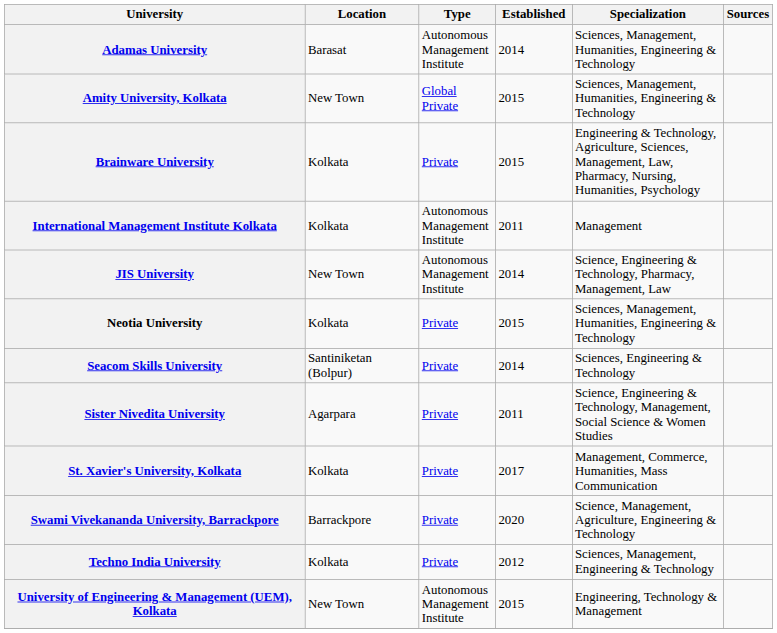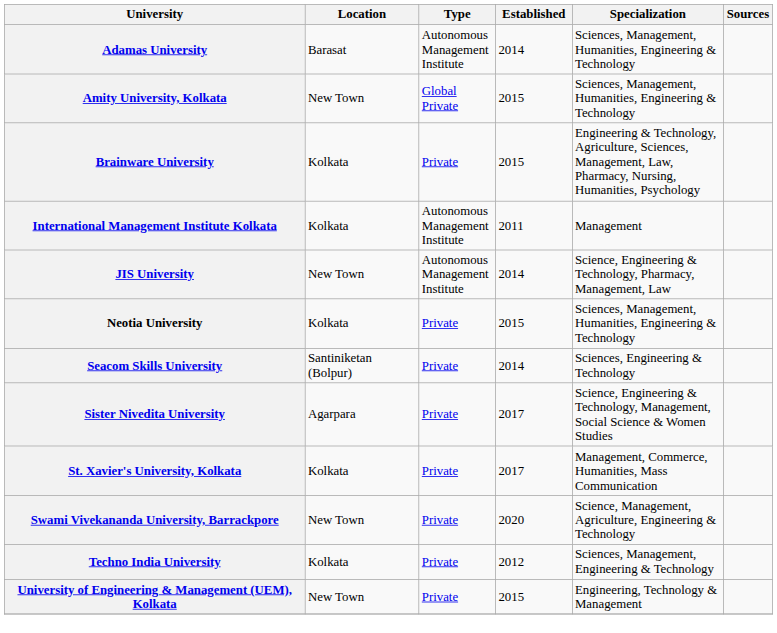(511, 414) 2011 -> (511, 414) 2017
(340, 520) Barrackpore -> (336, 520) New Town
(455, 603) Autonomous Management Institute -> (440, 596) Private
